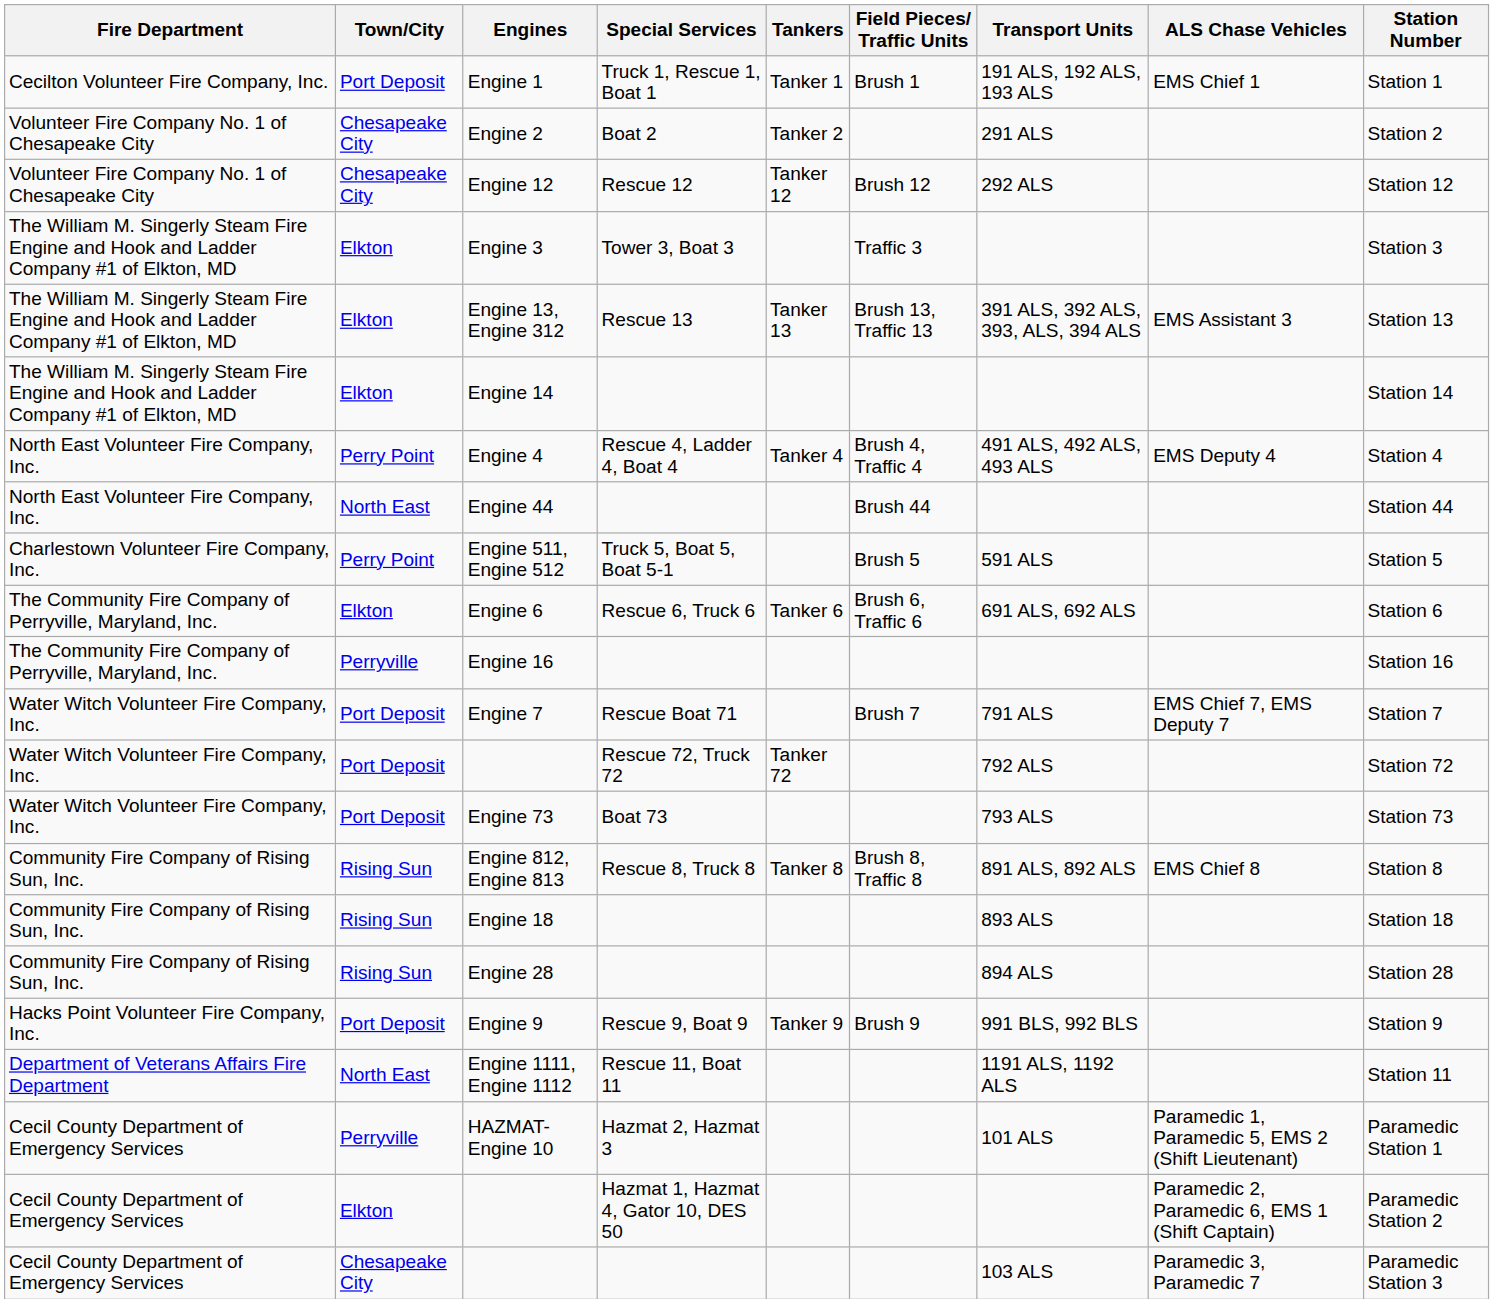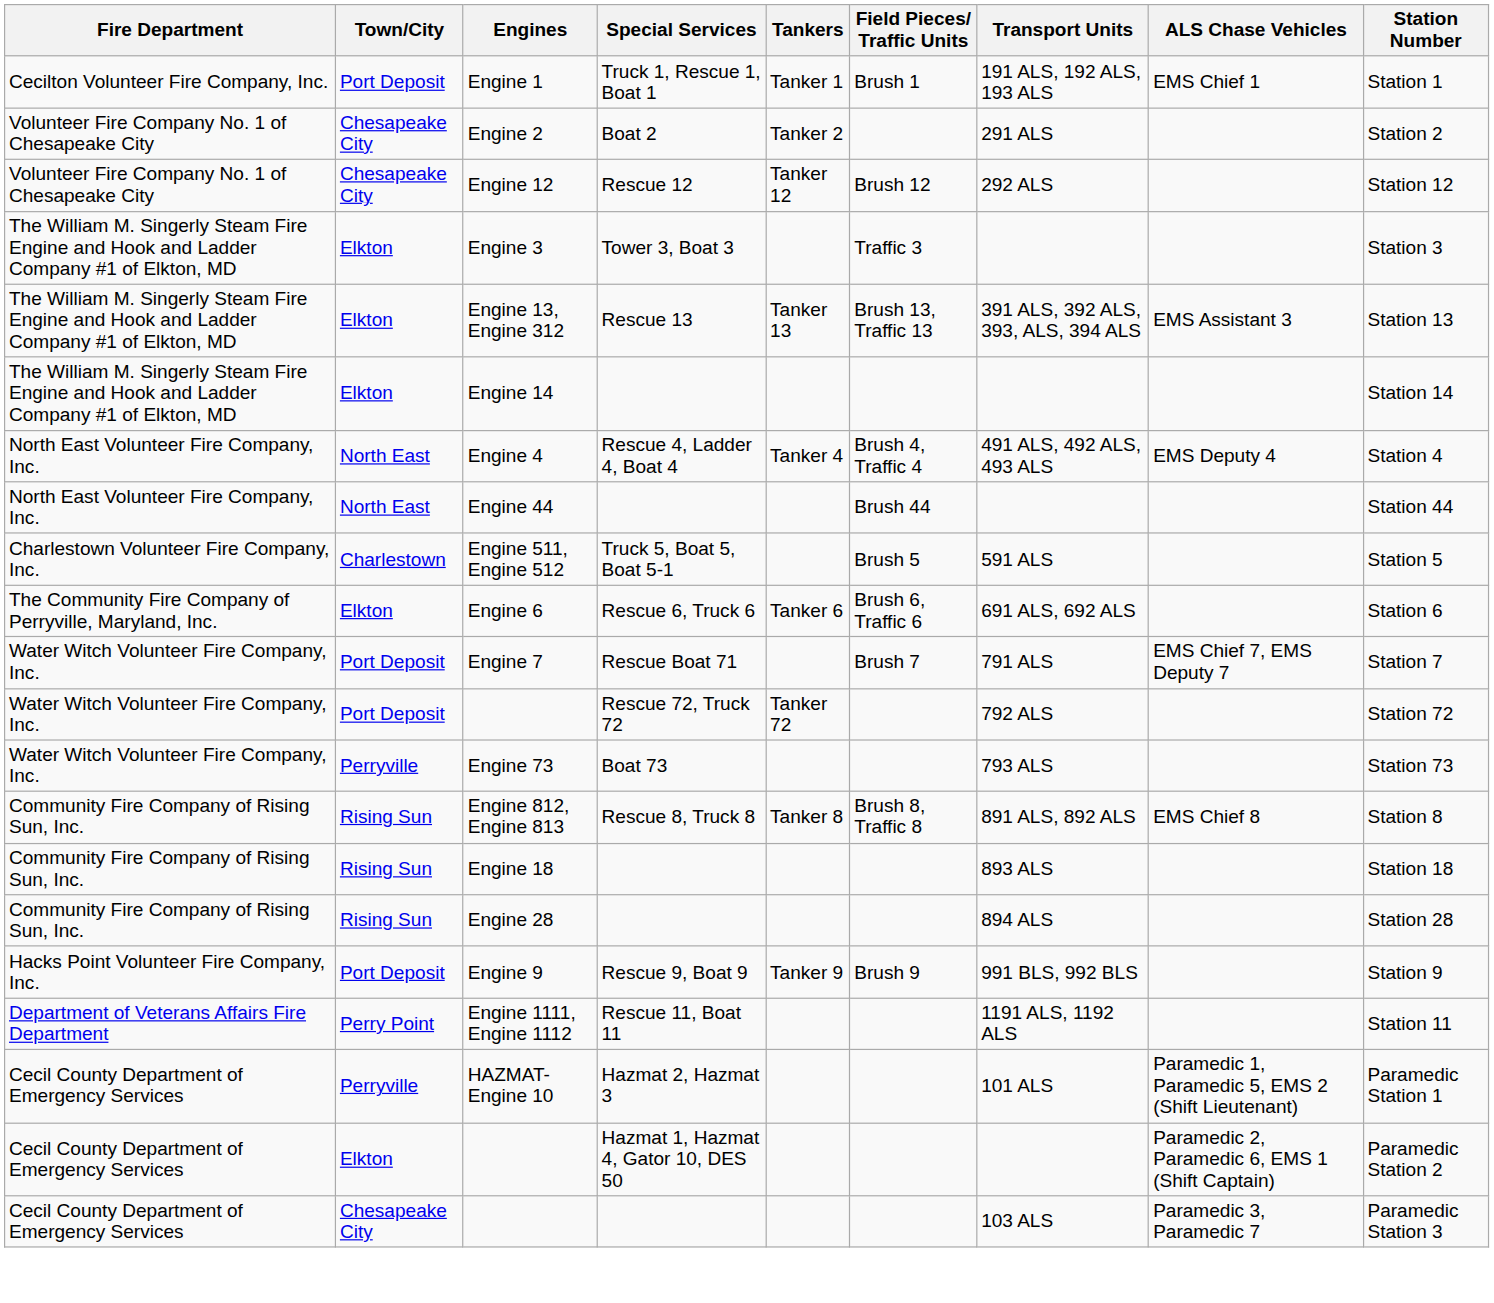(387, 455) Perry Point -> (385, 455) North East
(387, 559) Perry Point -> (393, 559) Charlestown
- row: (511, 662)
(392, 817) Port Deposit -> (379, 765) Perryville
(385, 1075) North East -> (387, 1023) Perry Point
